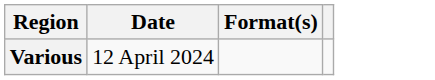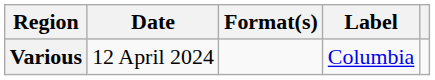+ column: (371, 21)
